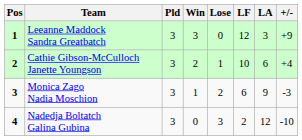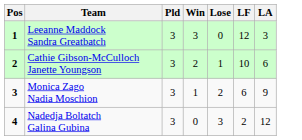- column: (287, 12)
